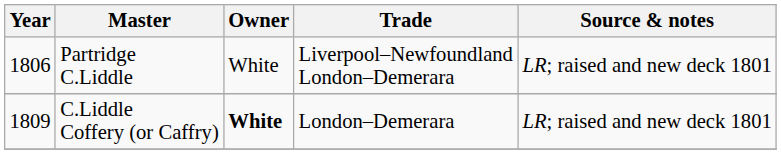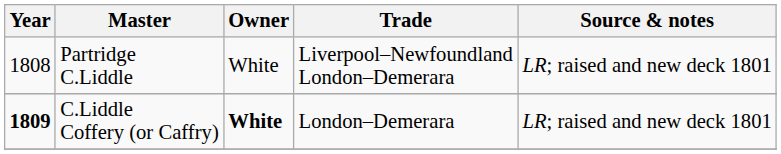(30, 65) 1806 -> (30, 65) 1808
(30, 121) normal -> (30, 121) bold
